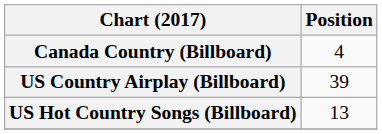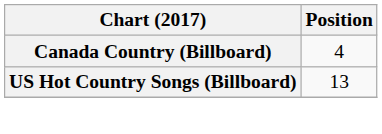- row: (153, 81)
